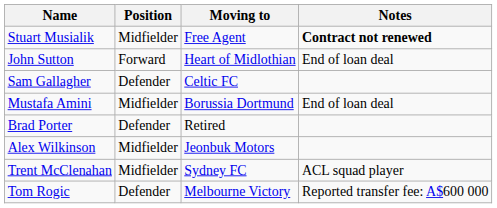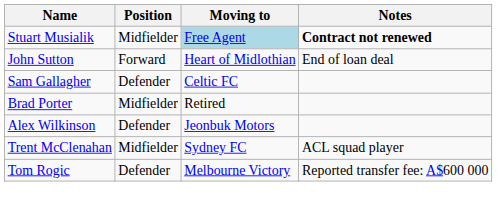(215, 37) no background -> (215, 37) lightblue background
- row: (50, 103)
(144, 125) Defender -> (148, 103) Midfielder
(148, 147) Midfielder -> (144, 125) Defender
